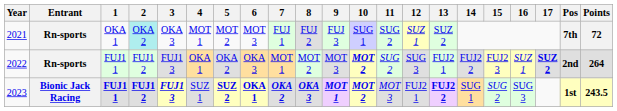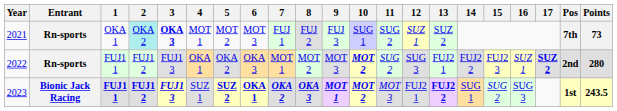(172, 35) normal -> (172, 35) bold
(597, 35) 72 -> (597, 35) 73
(597, 64) 264 -> (597, 64) 280
